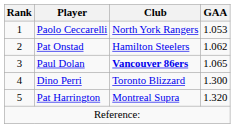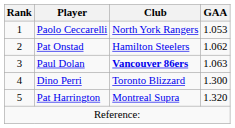(215, 64) 1.065 -> (215, 64) 1.063
